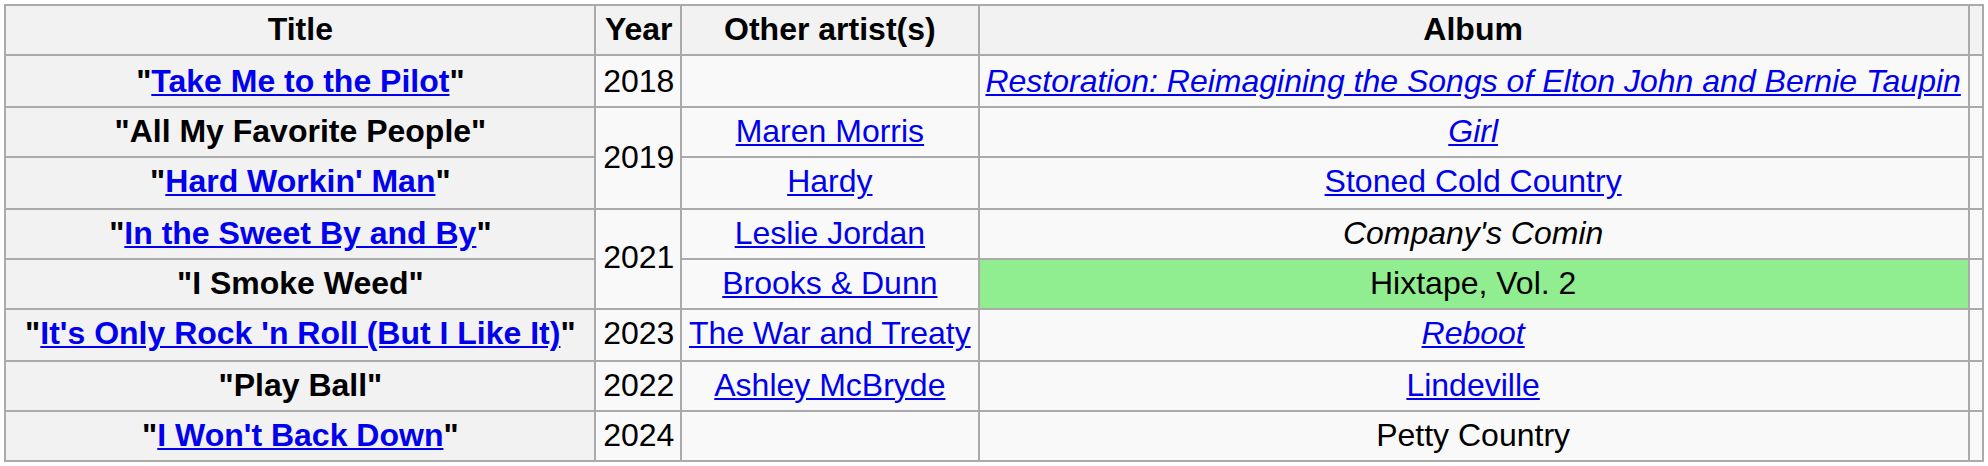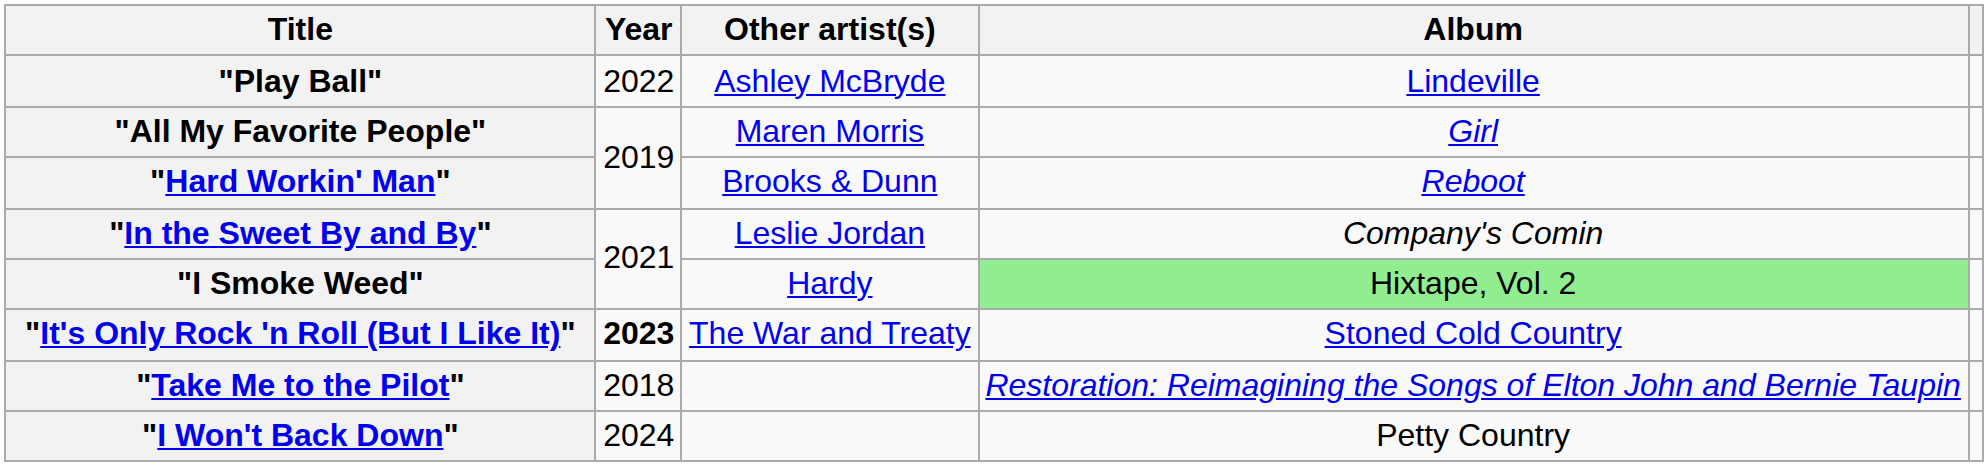rows swapped: (300, 80) <-> (300, 385)
(830, 182) Hardy -> (830, 182) Brooks & Dunn
(1473, 182) Stoned Cold Country -> (1473, 182) Reboot
(830, 283) Brooks & Dunn -> (830, 283) Hardy
(639, 334) normal -> (639, 334) bold
(1473, 334) Reboot -> (1473, 334) Stoned Cold Country
